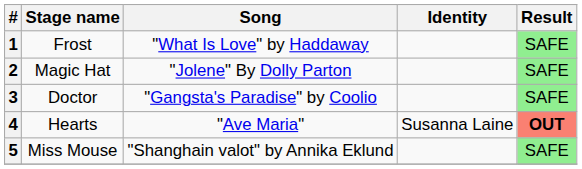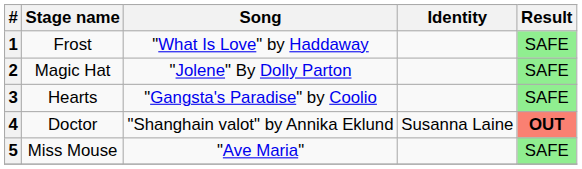(73, 97) Doctor -> (73, 97) Hearts
(73, 124) Hearts -> (73, 124) Doctor
(261, 124) "Ave Maria" -> (261, 124) "Shanghain valot" by Annika Eklund
(261, 151) "Shanghain valot" by Annika Eklund -> (261, 151) "Ave Maria"
